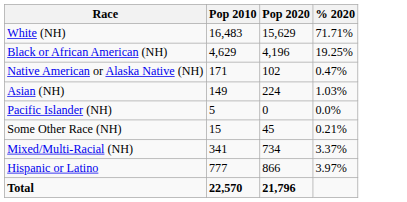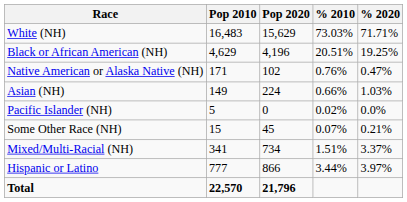+ column: (335, 14)
